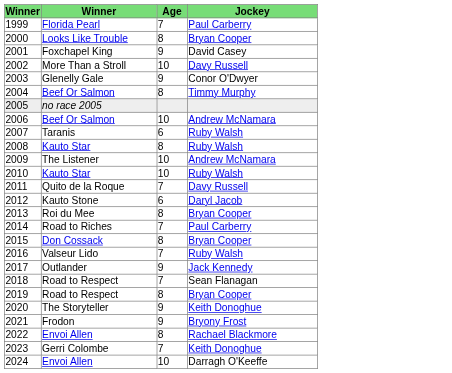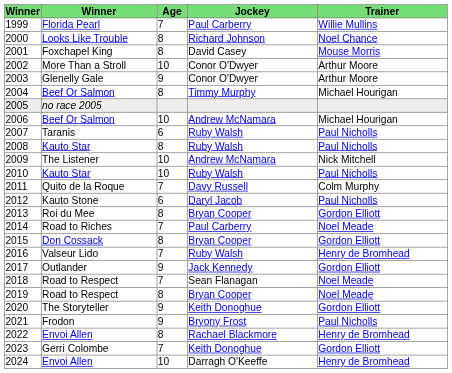+ column: (382, 11)
(220, 38) Bryan Cooper -> (227, 38) Richard Johnson
(161, 52) 9 -> (161, 52) 8
(218, 65) Davy Russell -> (223, 65) Conor O'Dwyer
